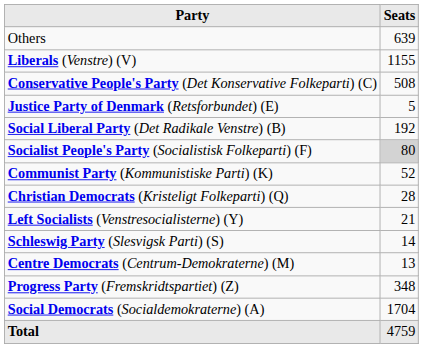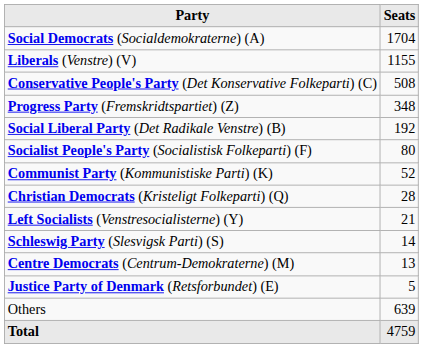rows swapped: (136, 309) <-> (27, 38)
rows swapped: (123, 286) <-> (143, 106)
(408, 151) lightgrey background -> (408, 151) no background
